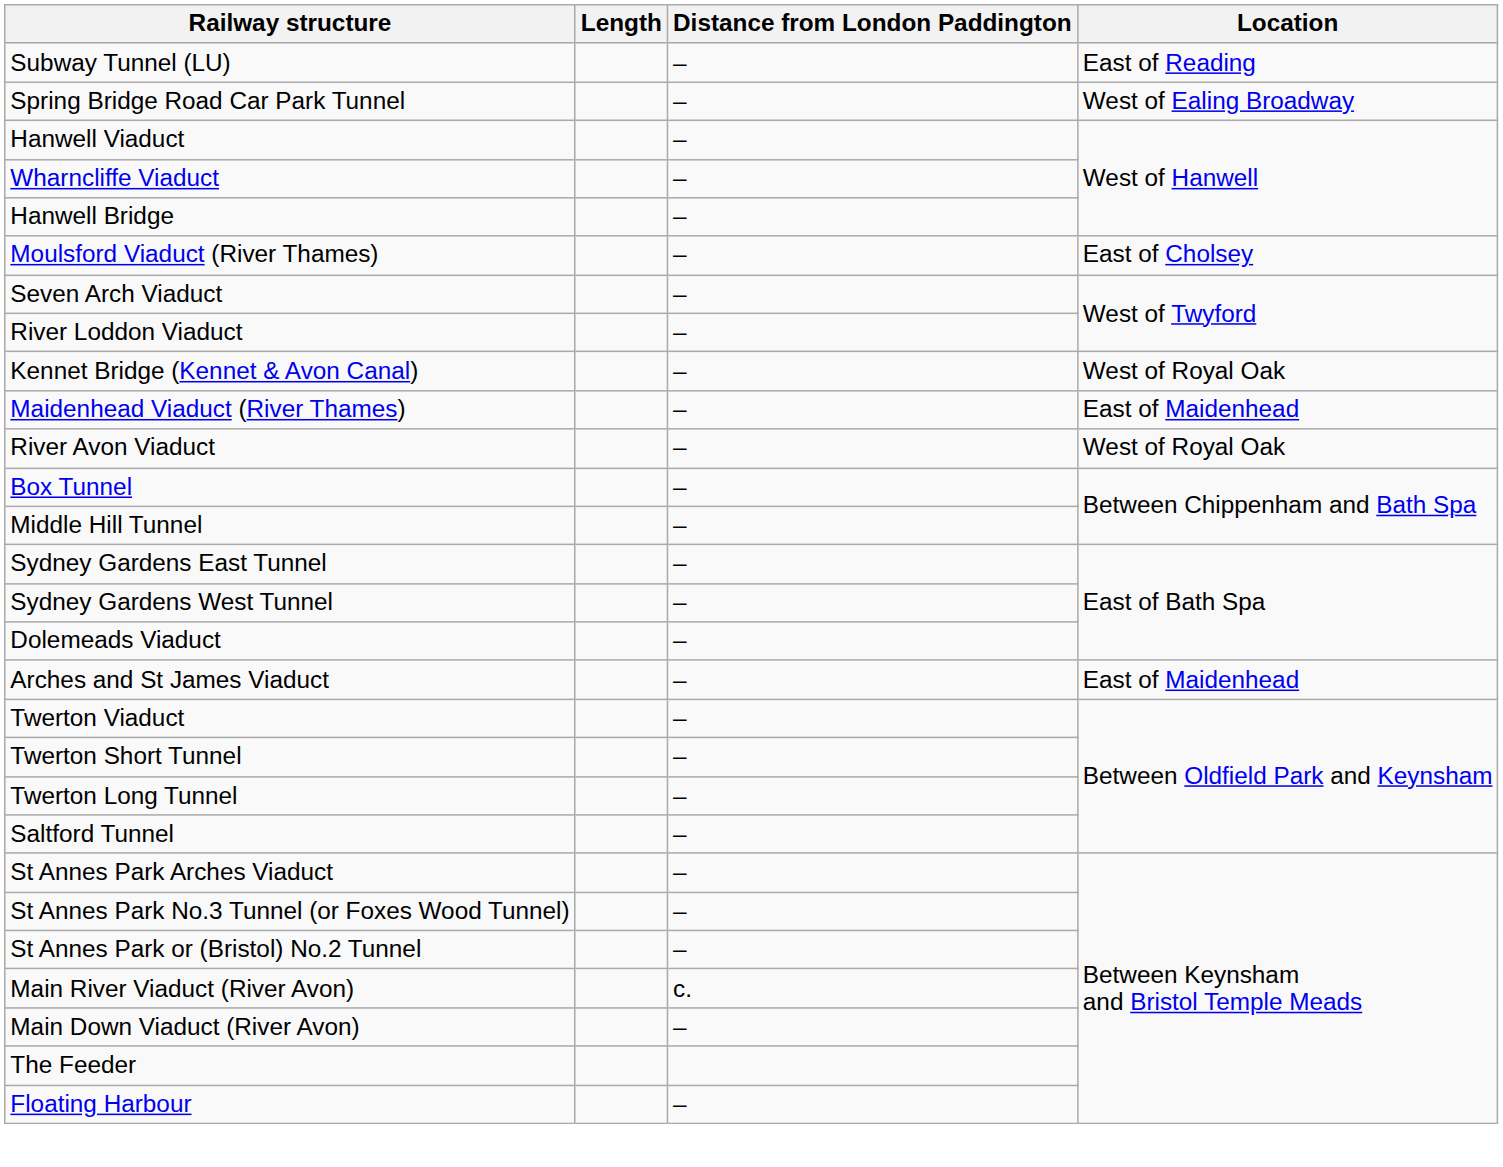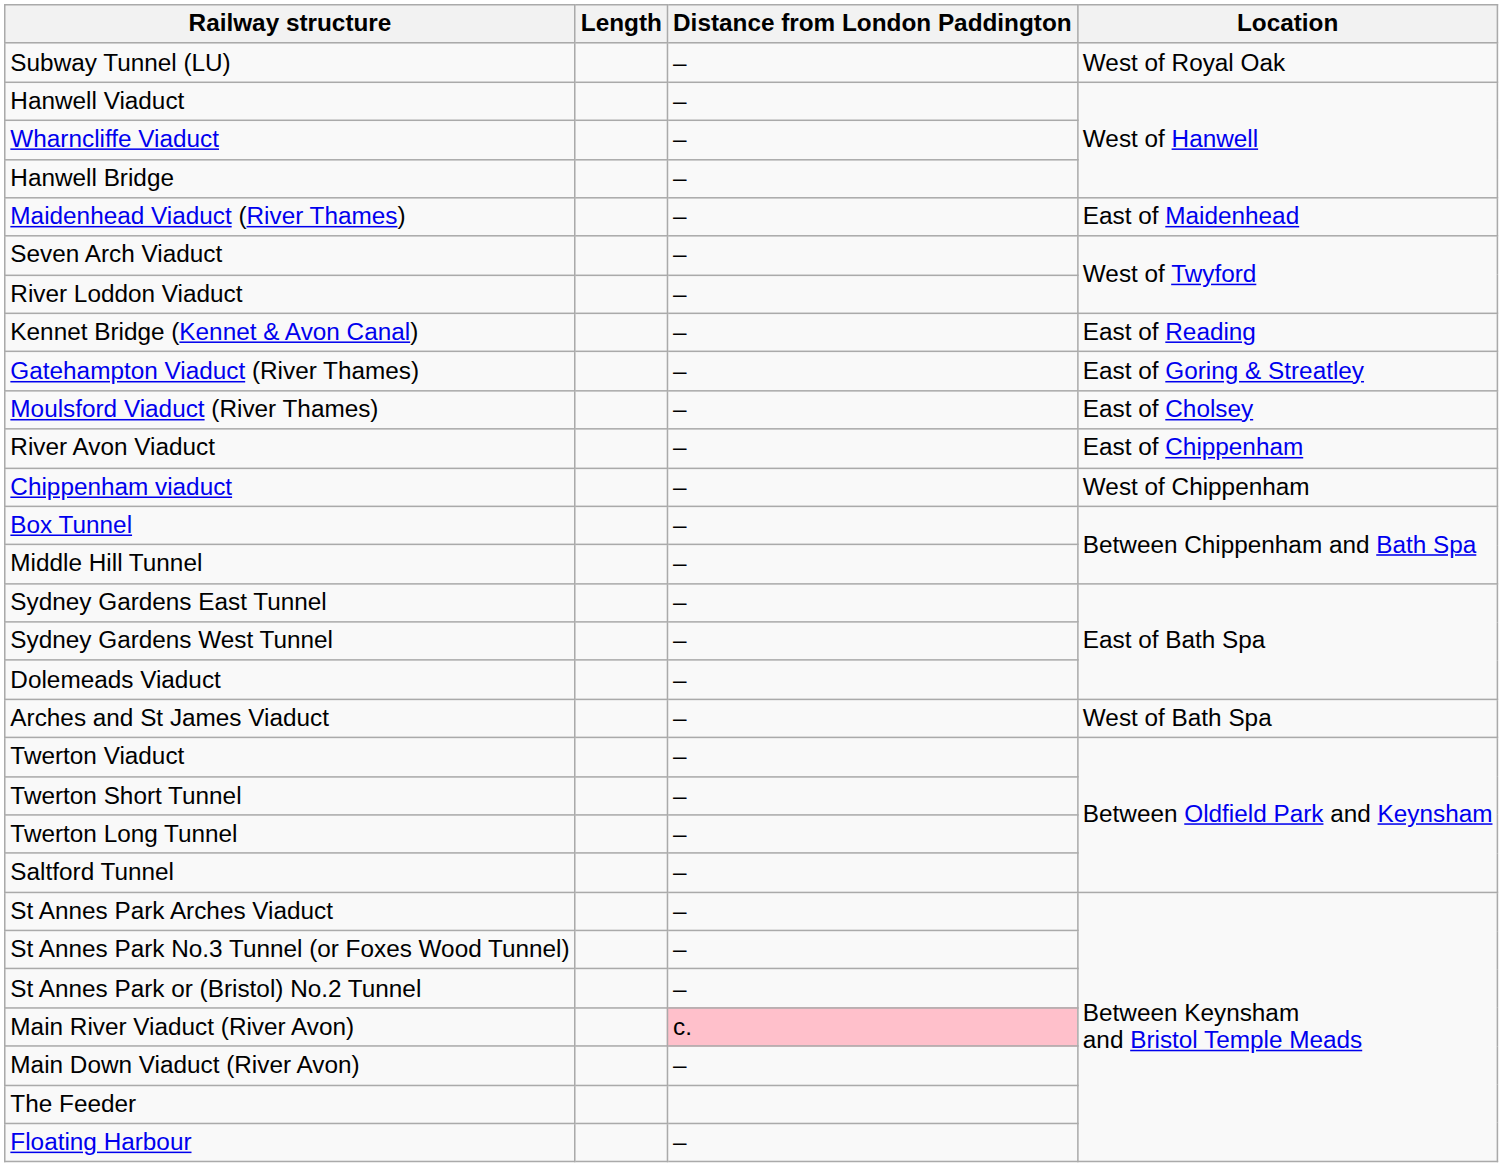(1169, 62) East of Reading -> (1184, 62) West of Royal Oak
- row: (208, 100)
rows swapped: (208, 409) <-> (194, 255)
(1184, 370) West of Royal Oak -> (1169, 332) East of Reading
+ row: (215, 370)
(1184, 448) West of Royal Oak -> (1193, 448) East of Chippenham
+ row: (121, 486)
(1191, 679) East of Maidenhead -> (1177, 718) West of Bath Spa
(683, 988) no background -> (683, 1026) pink background
